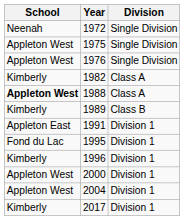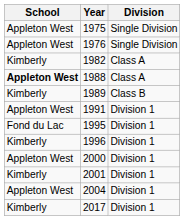- row: (94, 28)
(39, 126) Appleton East -> (40, 110) Appleton West
+ row: (94, 175)
